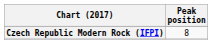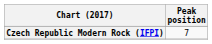(187, 33) 8 -> (187, 33) 7
